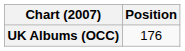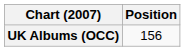(151, 35) 176 -> (151, 35) 156
